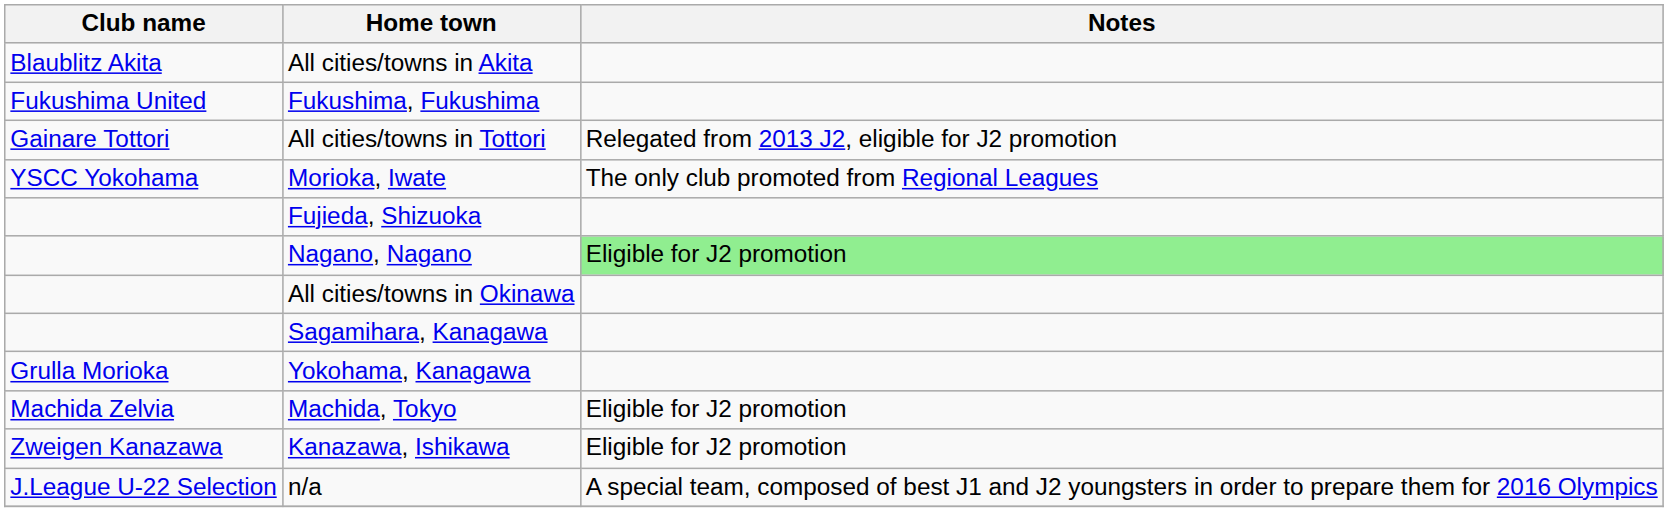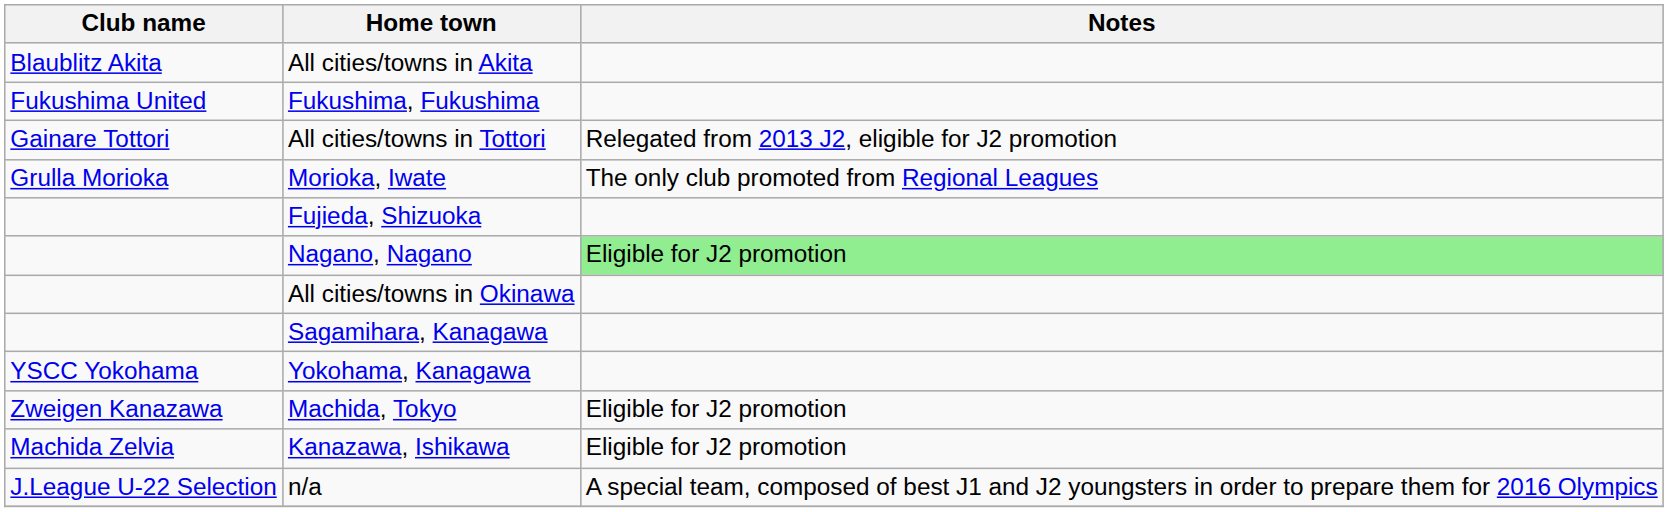(104, 178) YSCC Yokohama -> (89, 178) Grulla Morioka
(89, 370) Grulla Morioka -> (104, 370) YSCC Yokohama
(92, 409) Machida Zelvia -> (116, 409) Zweigen Kanazawa
(116, 448) Zweigen Kanazawa -> (92, 448) Machida Zelvia
